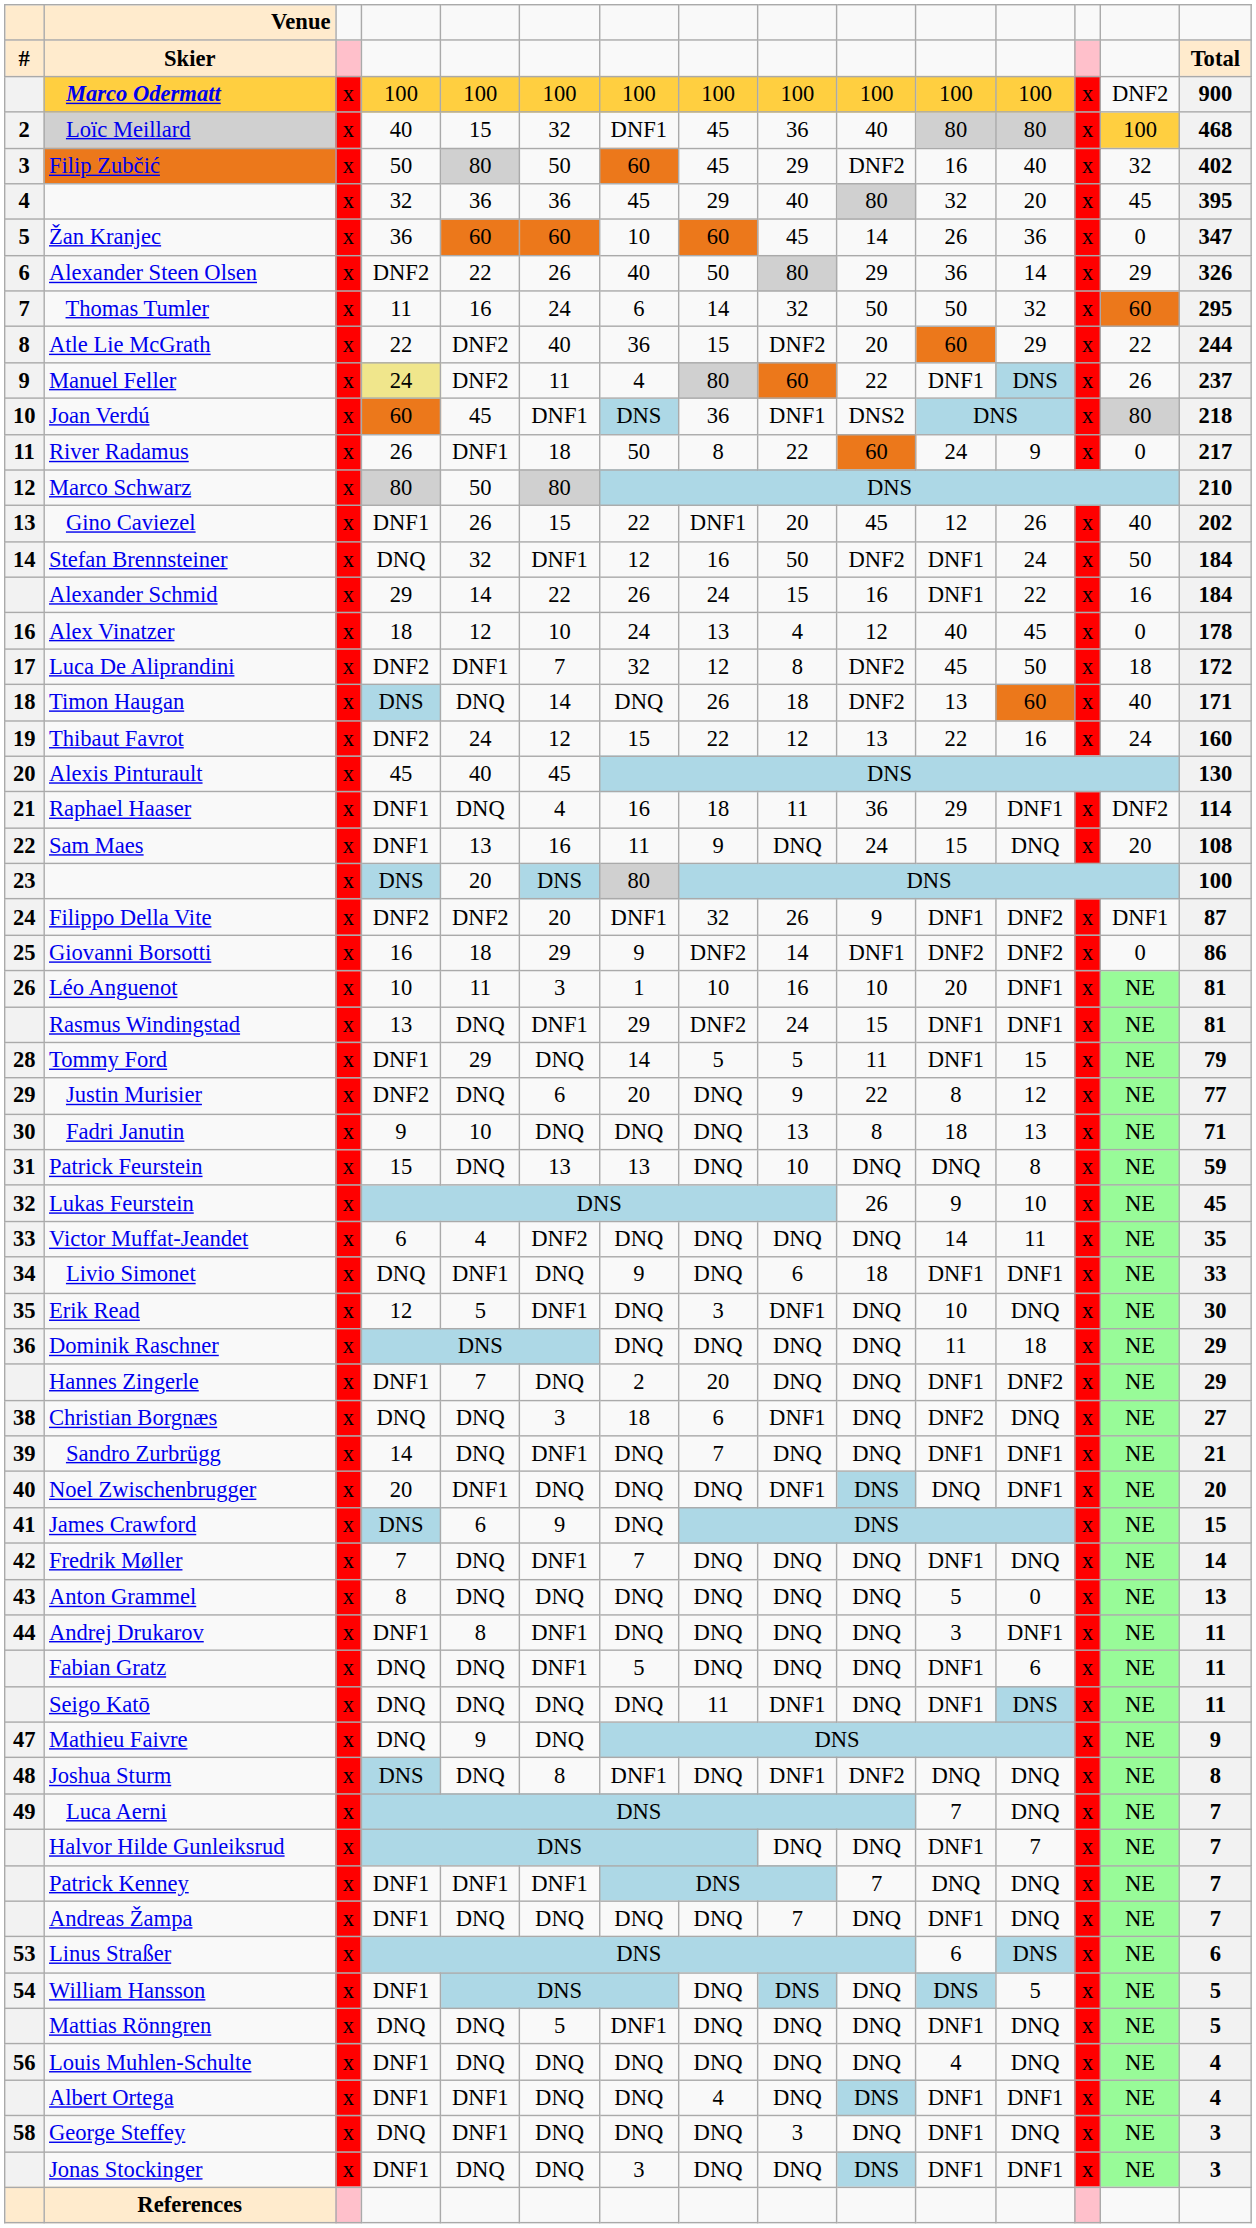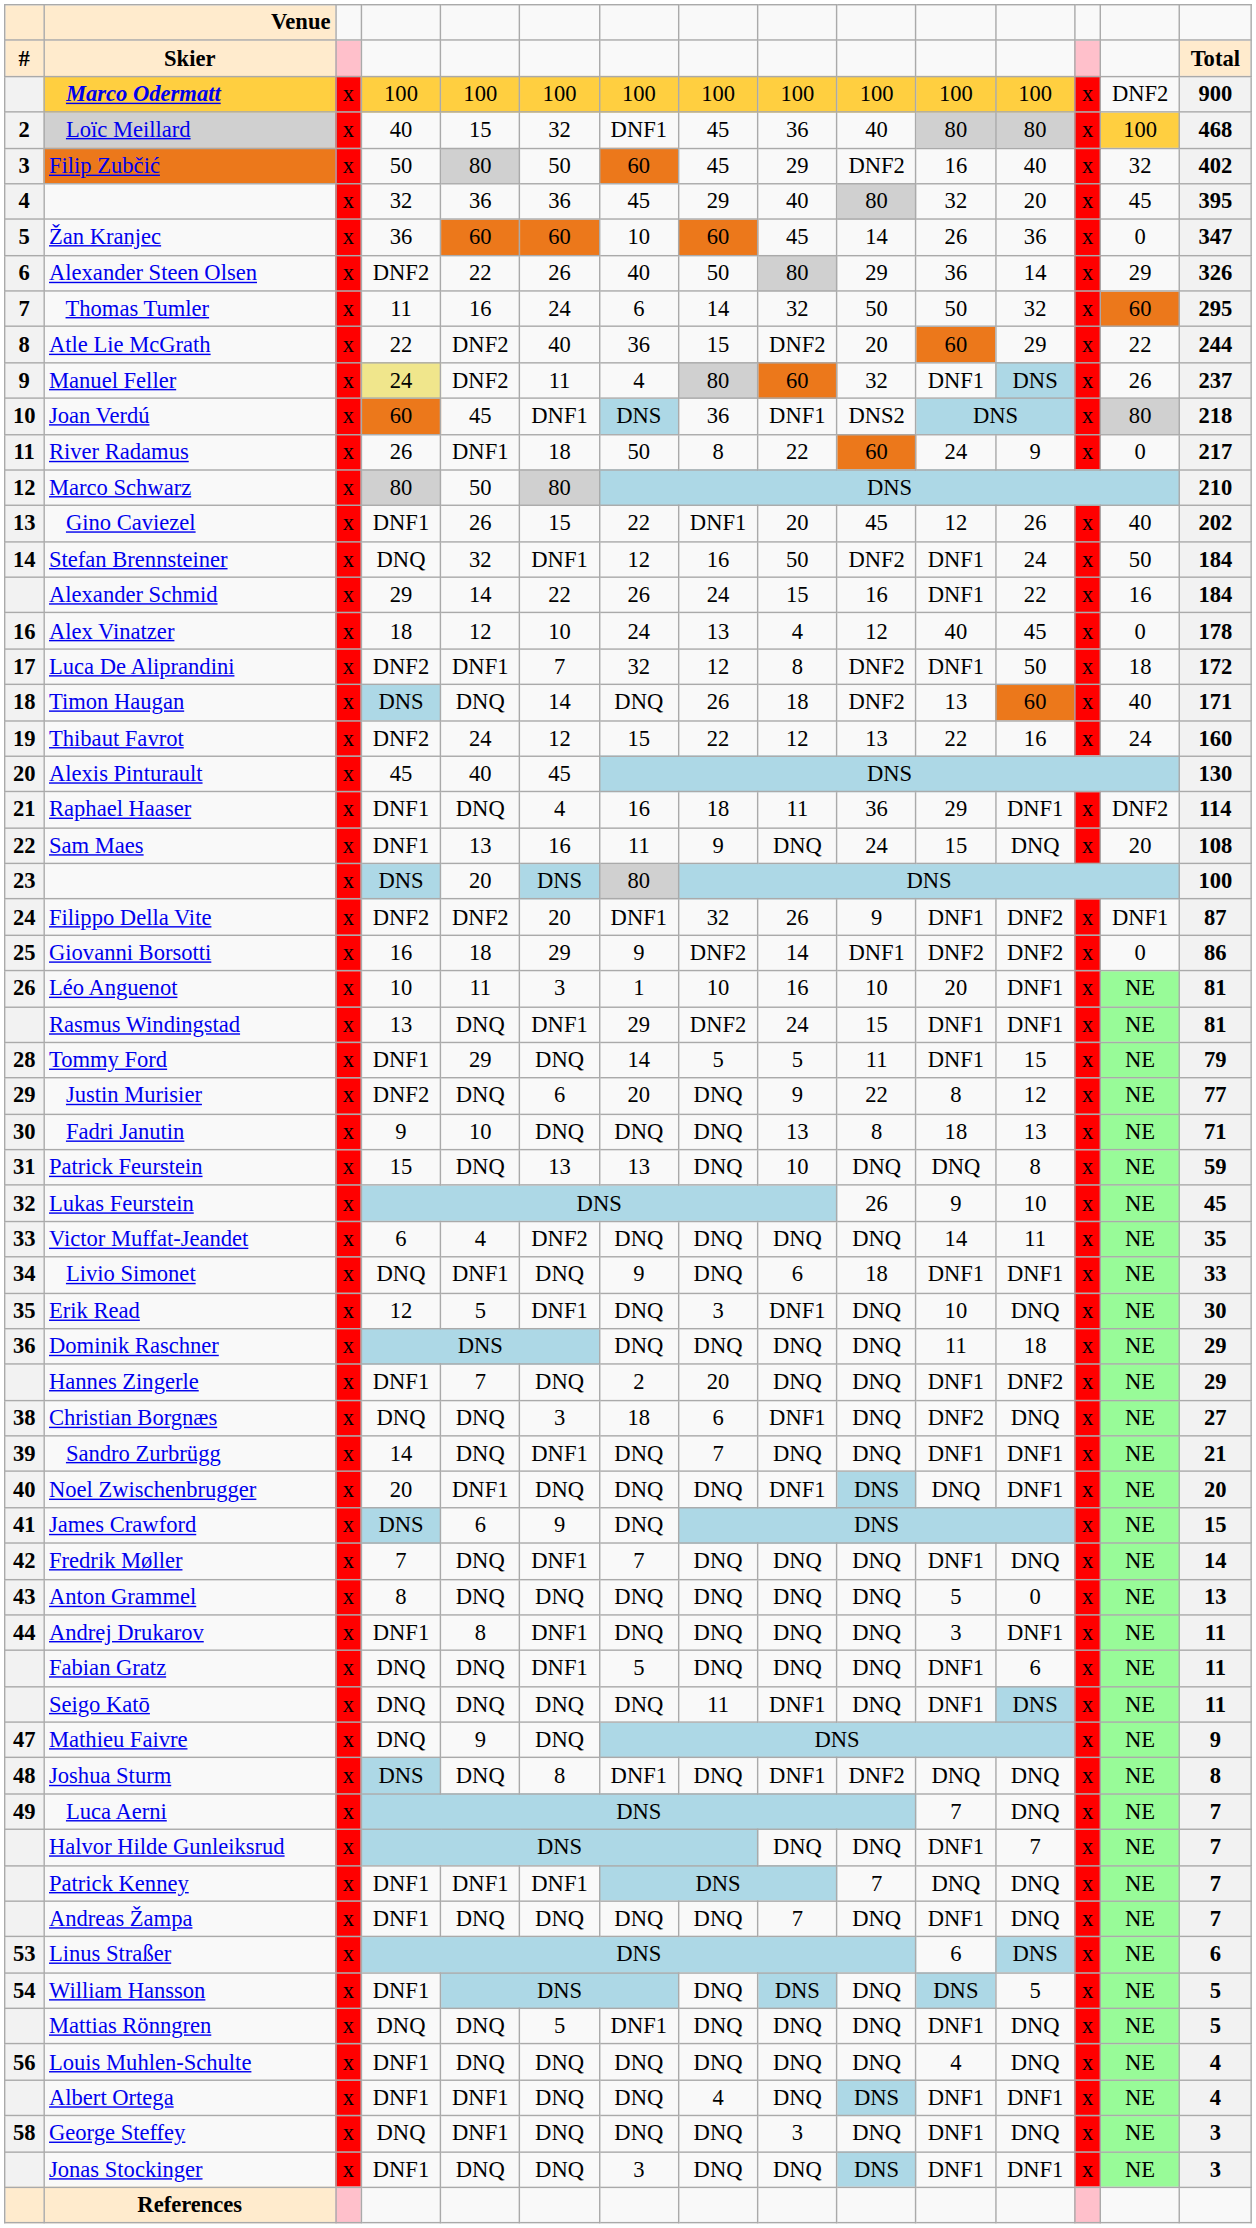(877, 380) 22 -> (877, 380) 32
(956, 666) 45 -> (956, 666) DNF1
